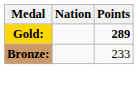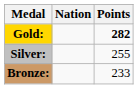(121, 34) 289 -> (121, 34) 282
+ row: (28, 53)
